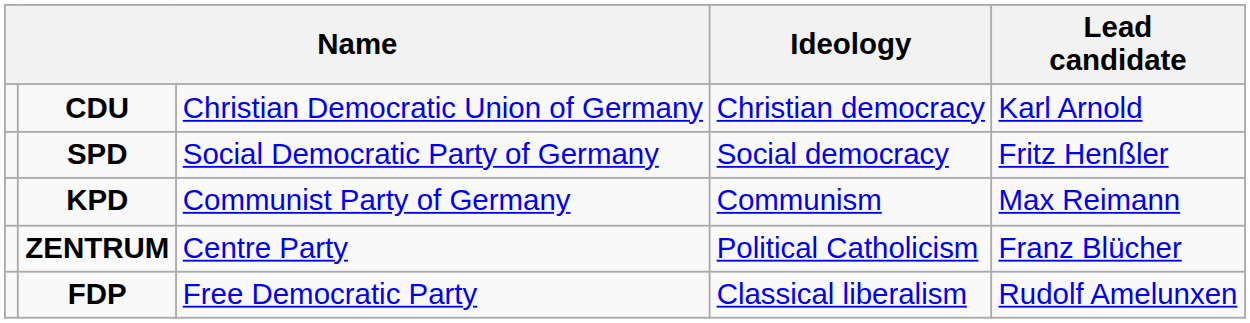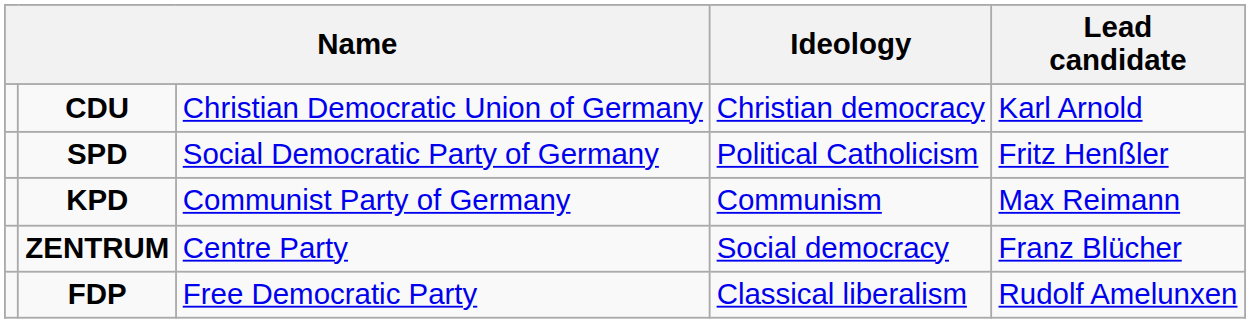(833, 154) Social democracy -> (848, 154) Political Catholicism
(848, 247) Political Catholicism -> (833, 247) Social democracy
